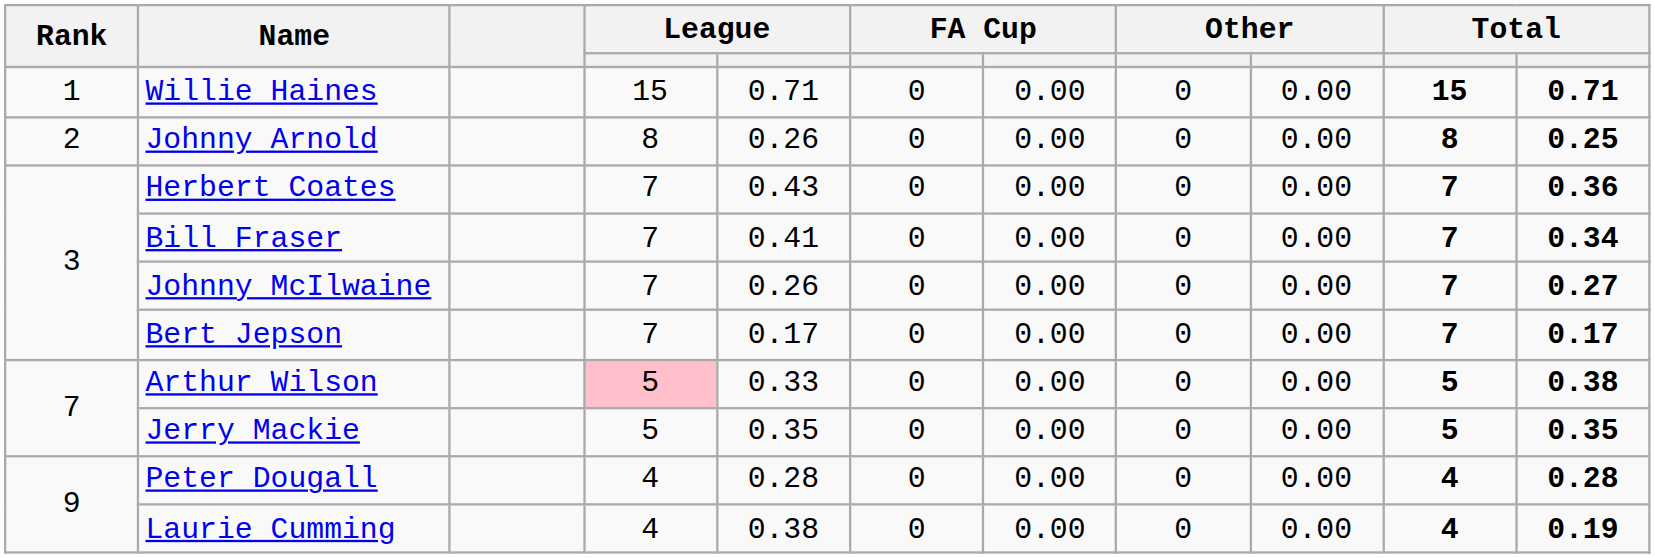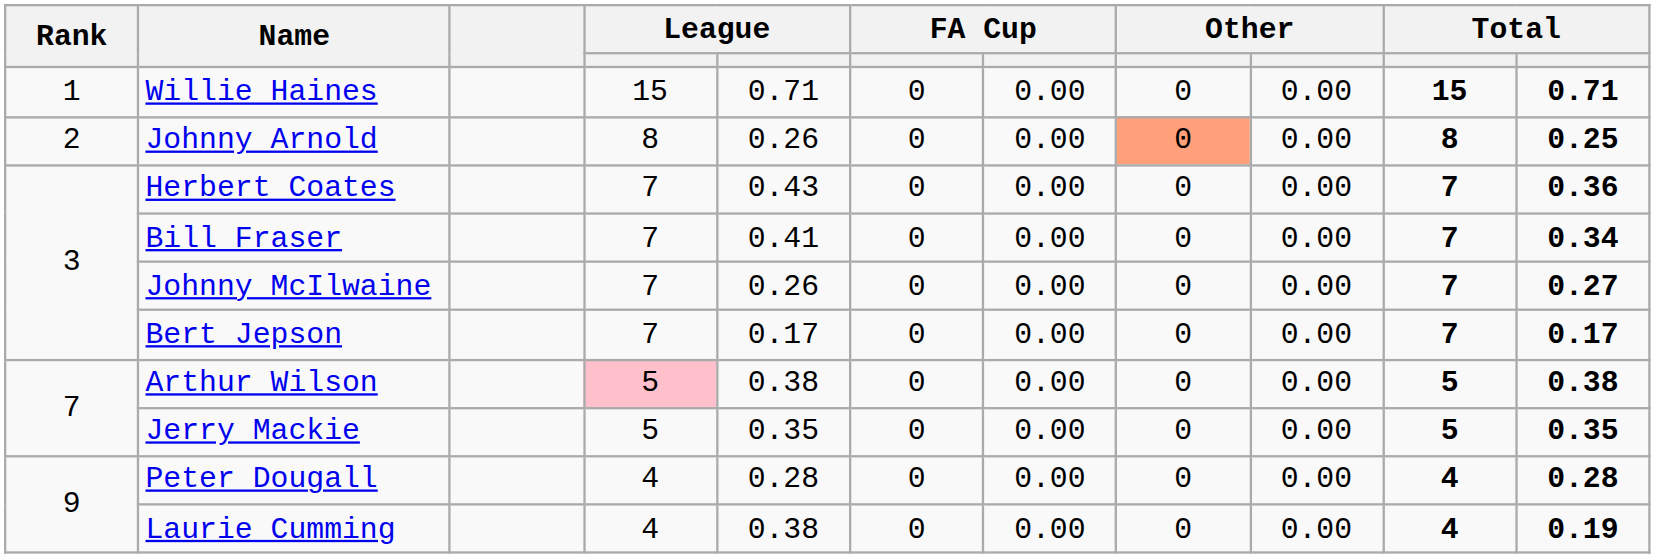(1183, 141) no background -> (1183, 141) lightsalmon background
(783, 383) 0.33 -> (783, 383) 0.38
